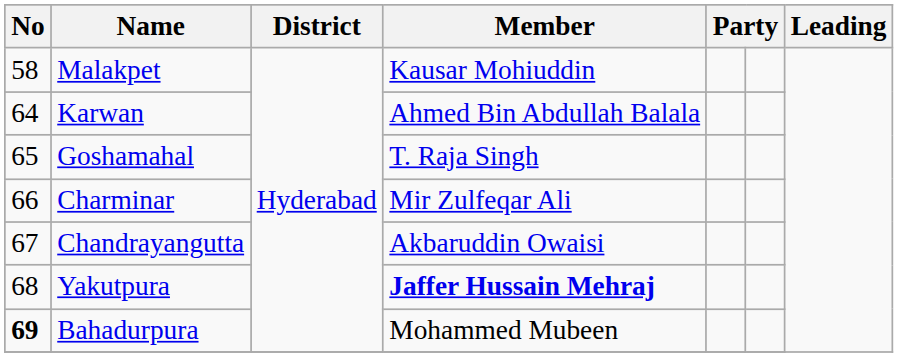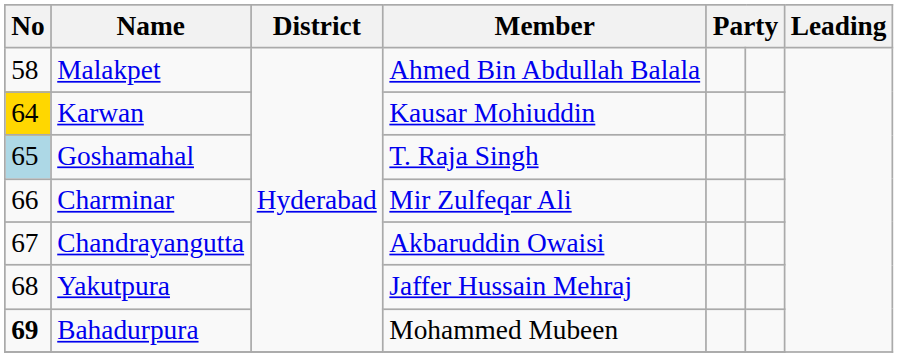(492, 69) Kausar Mohiuddin -> (545, 69) Ahmed Bin Abdullah Balala
(25, 112) no background -> (25, 112) gold background
(545, 112) Ahmed Bin Abdullah Balala -> (492, 112) Kausar Mohiuddin
(25, 156) no background -> (25, 156) lightblue background
(522, 286) bold -> (511, 286) normal
